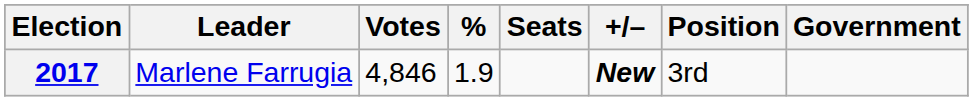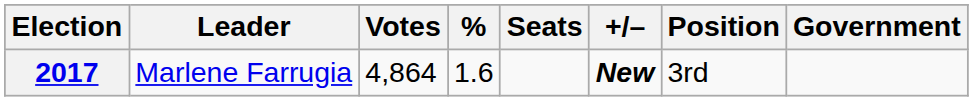(401, 72) 4,846 -> (401, 72) 4,864
(474, 72) 1.9 -> (474, 72) 1.6
